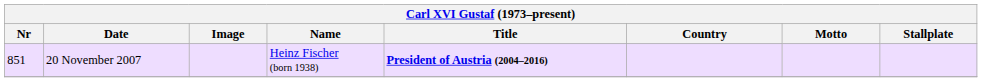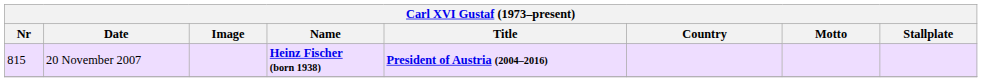(16, 60) 851 -> (16, 60) 815
(304, 60) normal -> (306, 60) bold
